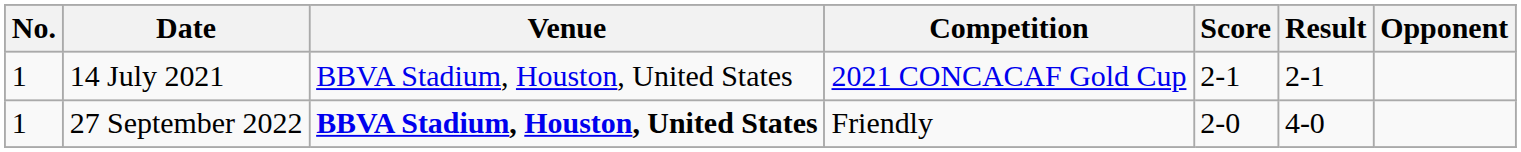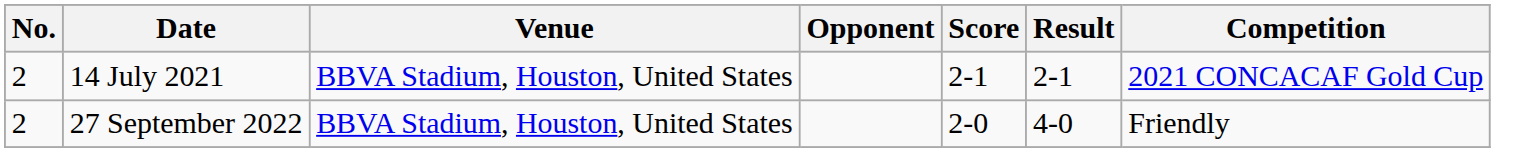columns swapped: (1444, 28) <-> (1009, 28)
(19, 75) 1 -> (19, 75) 2
(19, 123) 1 -> (19, 123) 2
(567, 123) bold -> (554, 123) normal
